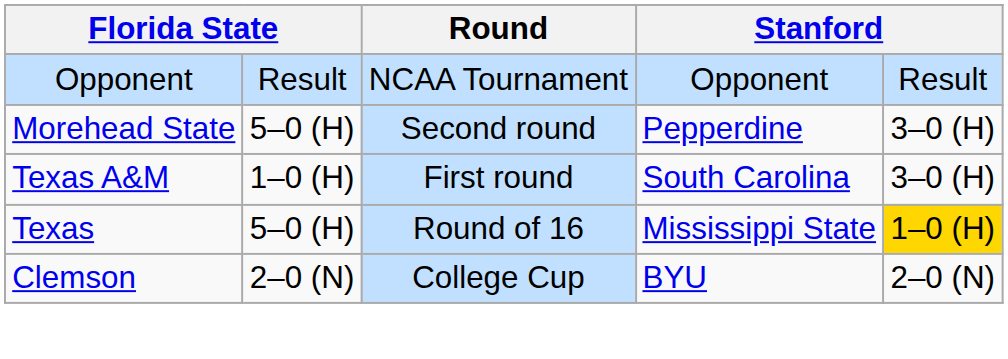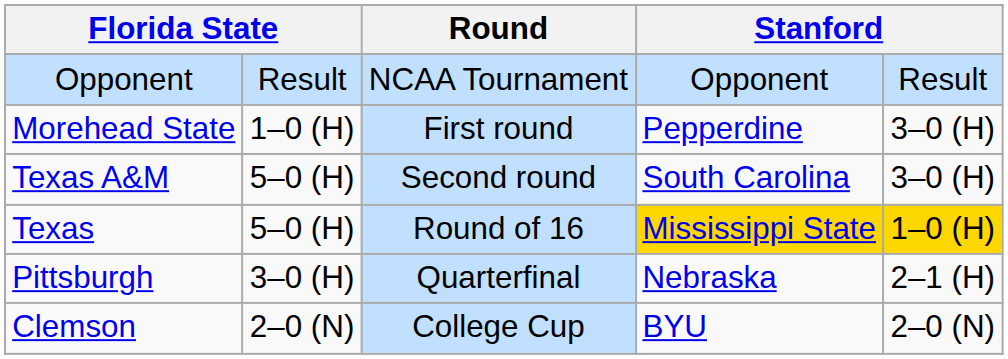(302, 128) 5–0 (H) -> (302, 128) 1–0 (H)
(498, 128) Second round -> (498, 128) First round
(302, 178) 1–0 (H) -> (302, 178) 5–0 (H)
(498, 178) First round -> (498, 178) Second round
(759, 228) no background -> (759, 228) gold background
+ row: (83, 278)
